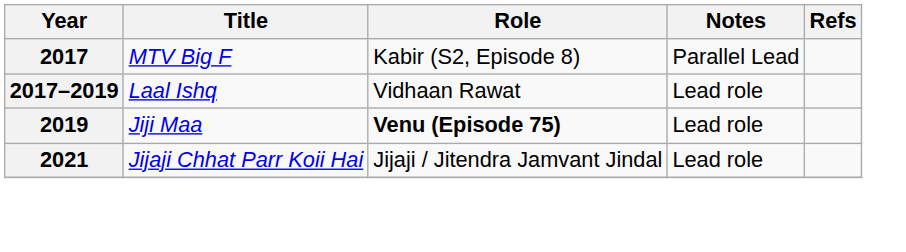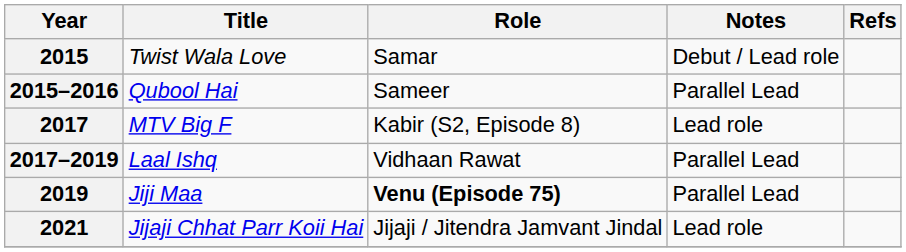+ row: (64, 56)
+ row: (64, 90)
(736, 56) Parallel Lead -> (718, 125) Lead role
(718, 90) Lead role -> (736, 159) Parallel Lead
(718, 125) Lead role -> (736, 194) Parallel Lead
